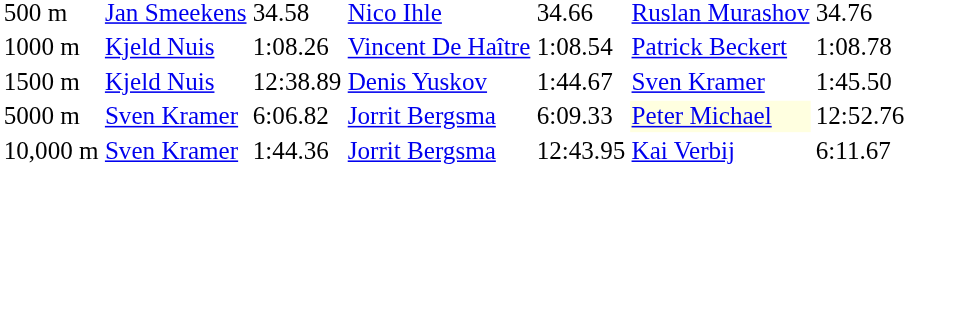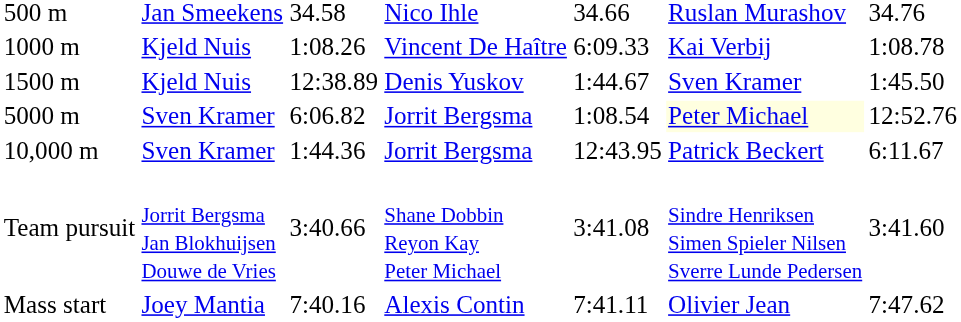(575, 47) 1:08.54 -> (611, 47) 6:09.33
(709, 47) Patrick Beckert -> (720, 47) Kai Verbij
(575, 116) 6:09.33 -> (611, 116) 1:08.54
(683, 150) Kai Verbij -> (746, 150) Patrick Beckert
+ row: (69, 227)
+ row: (55, 304)
